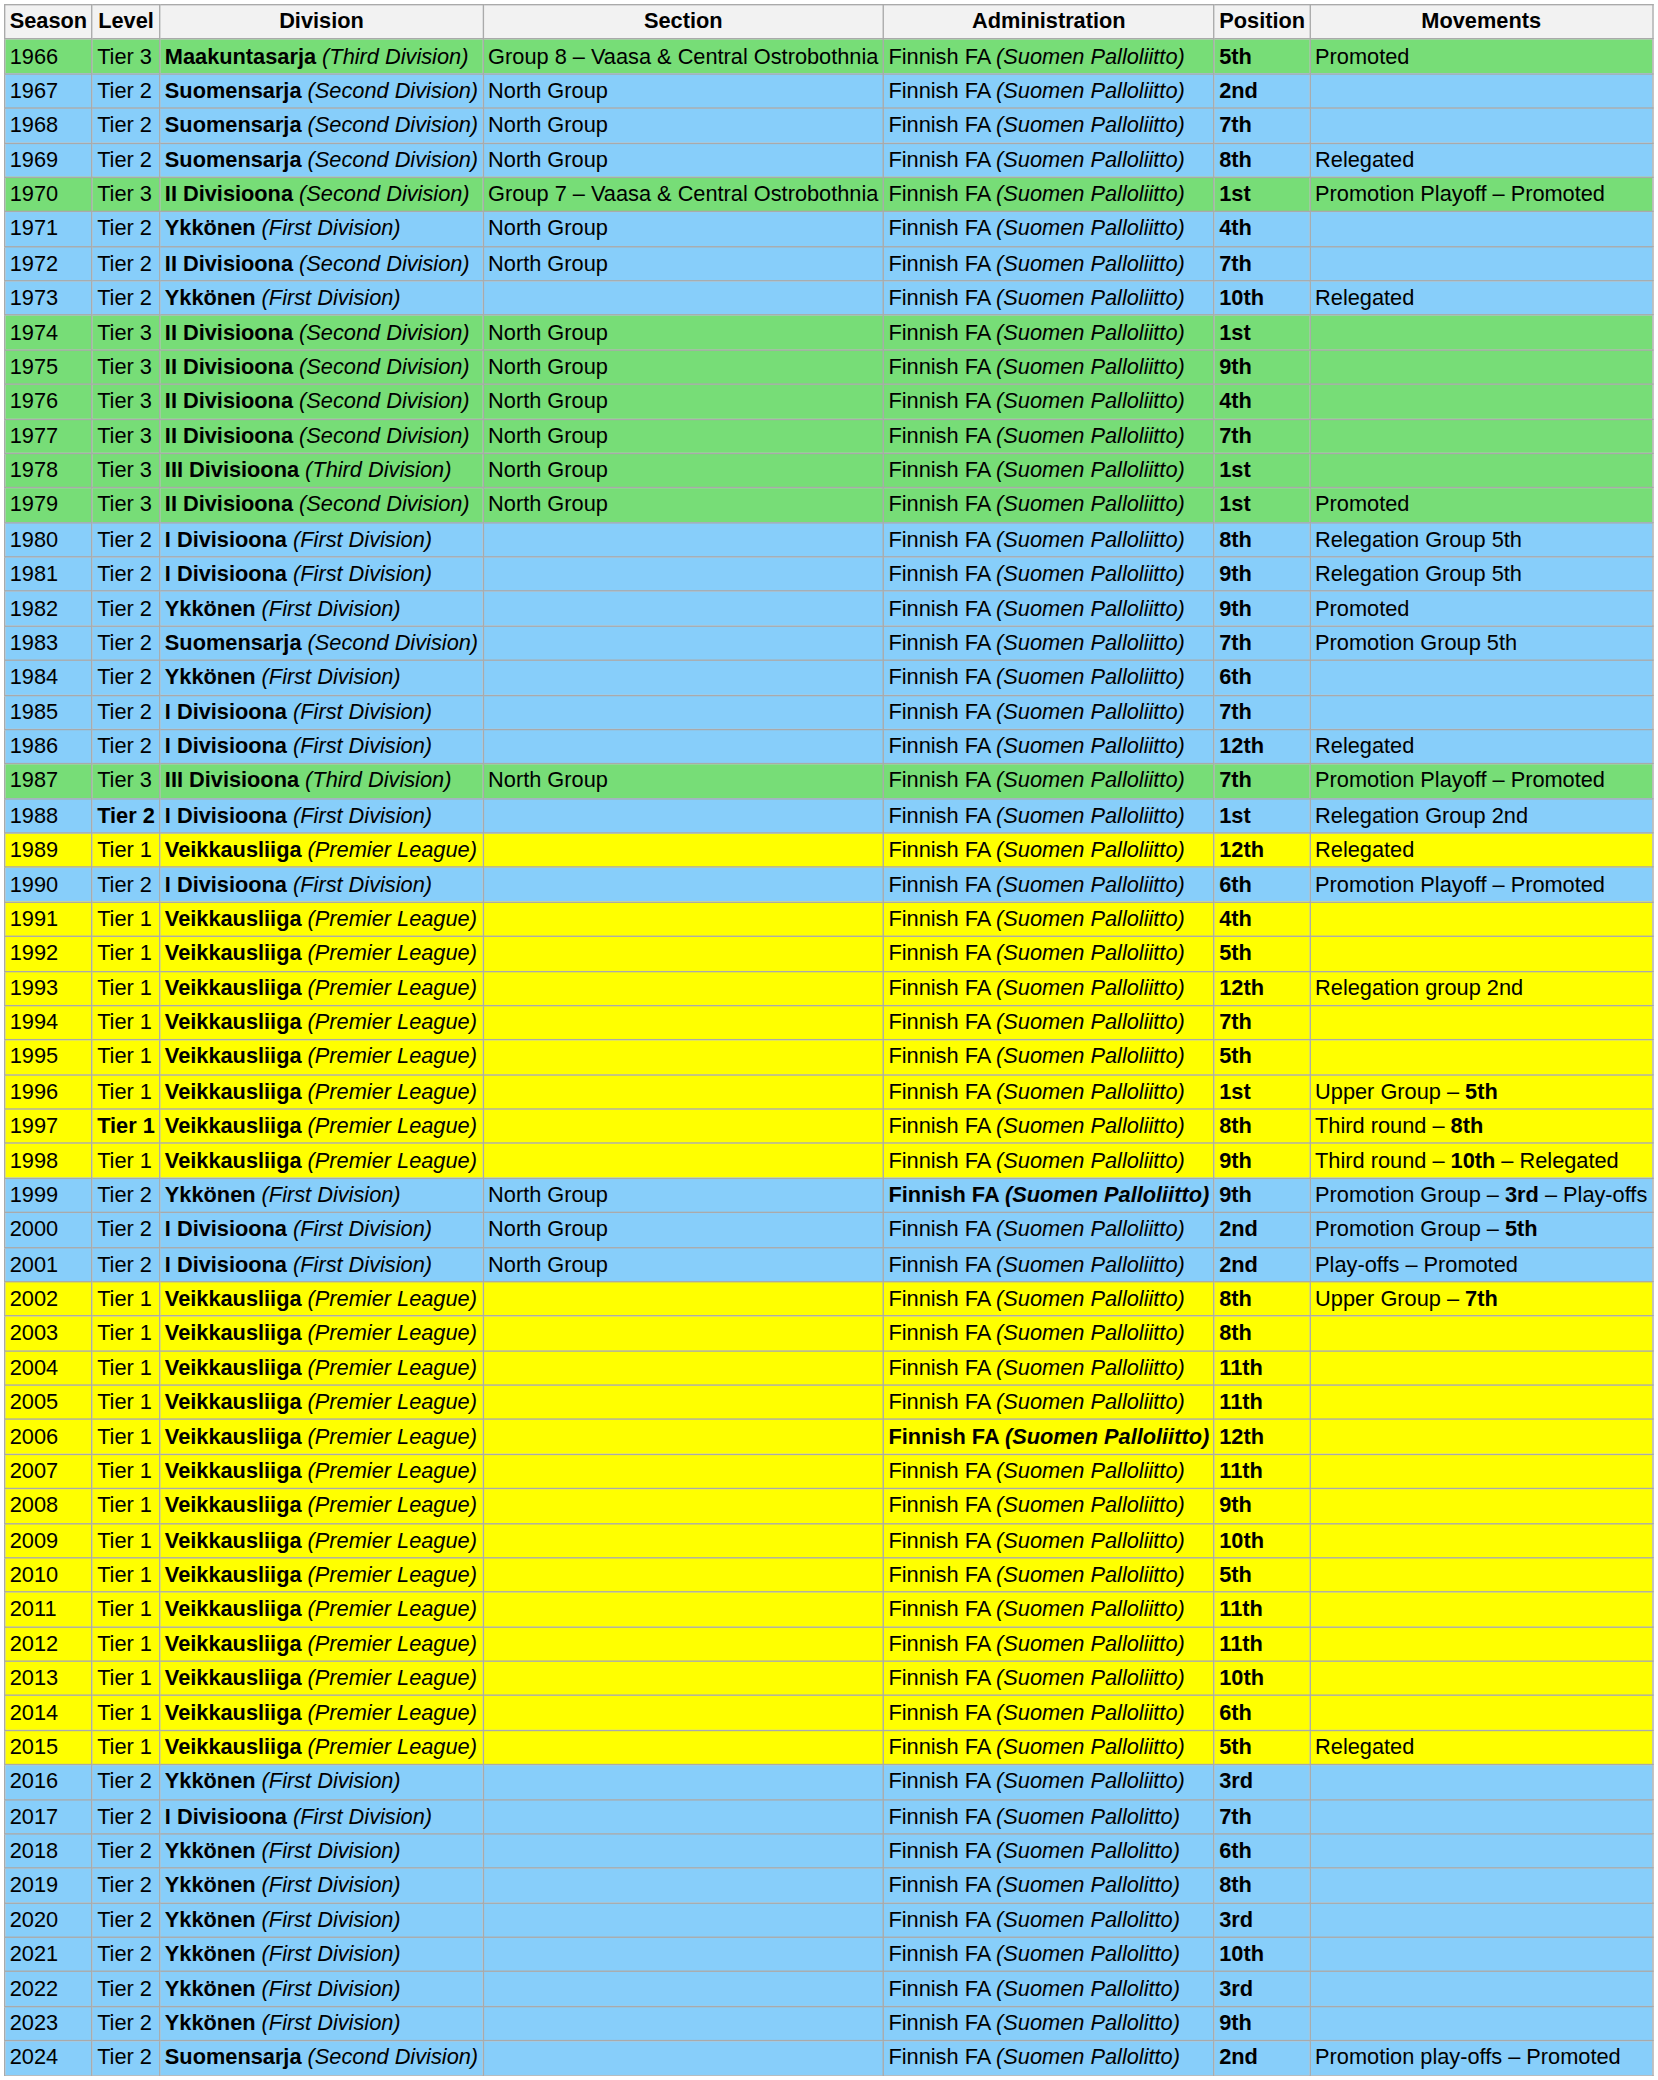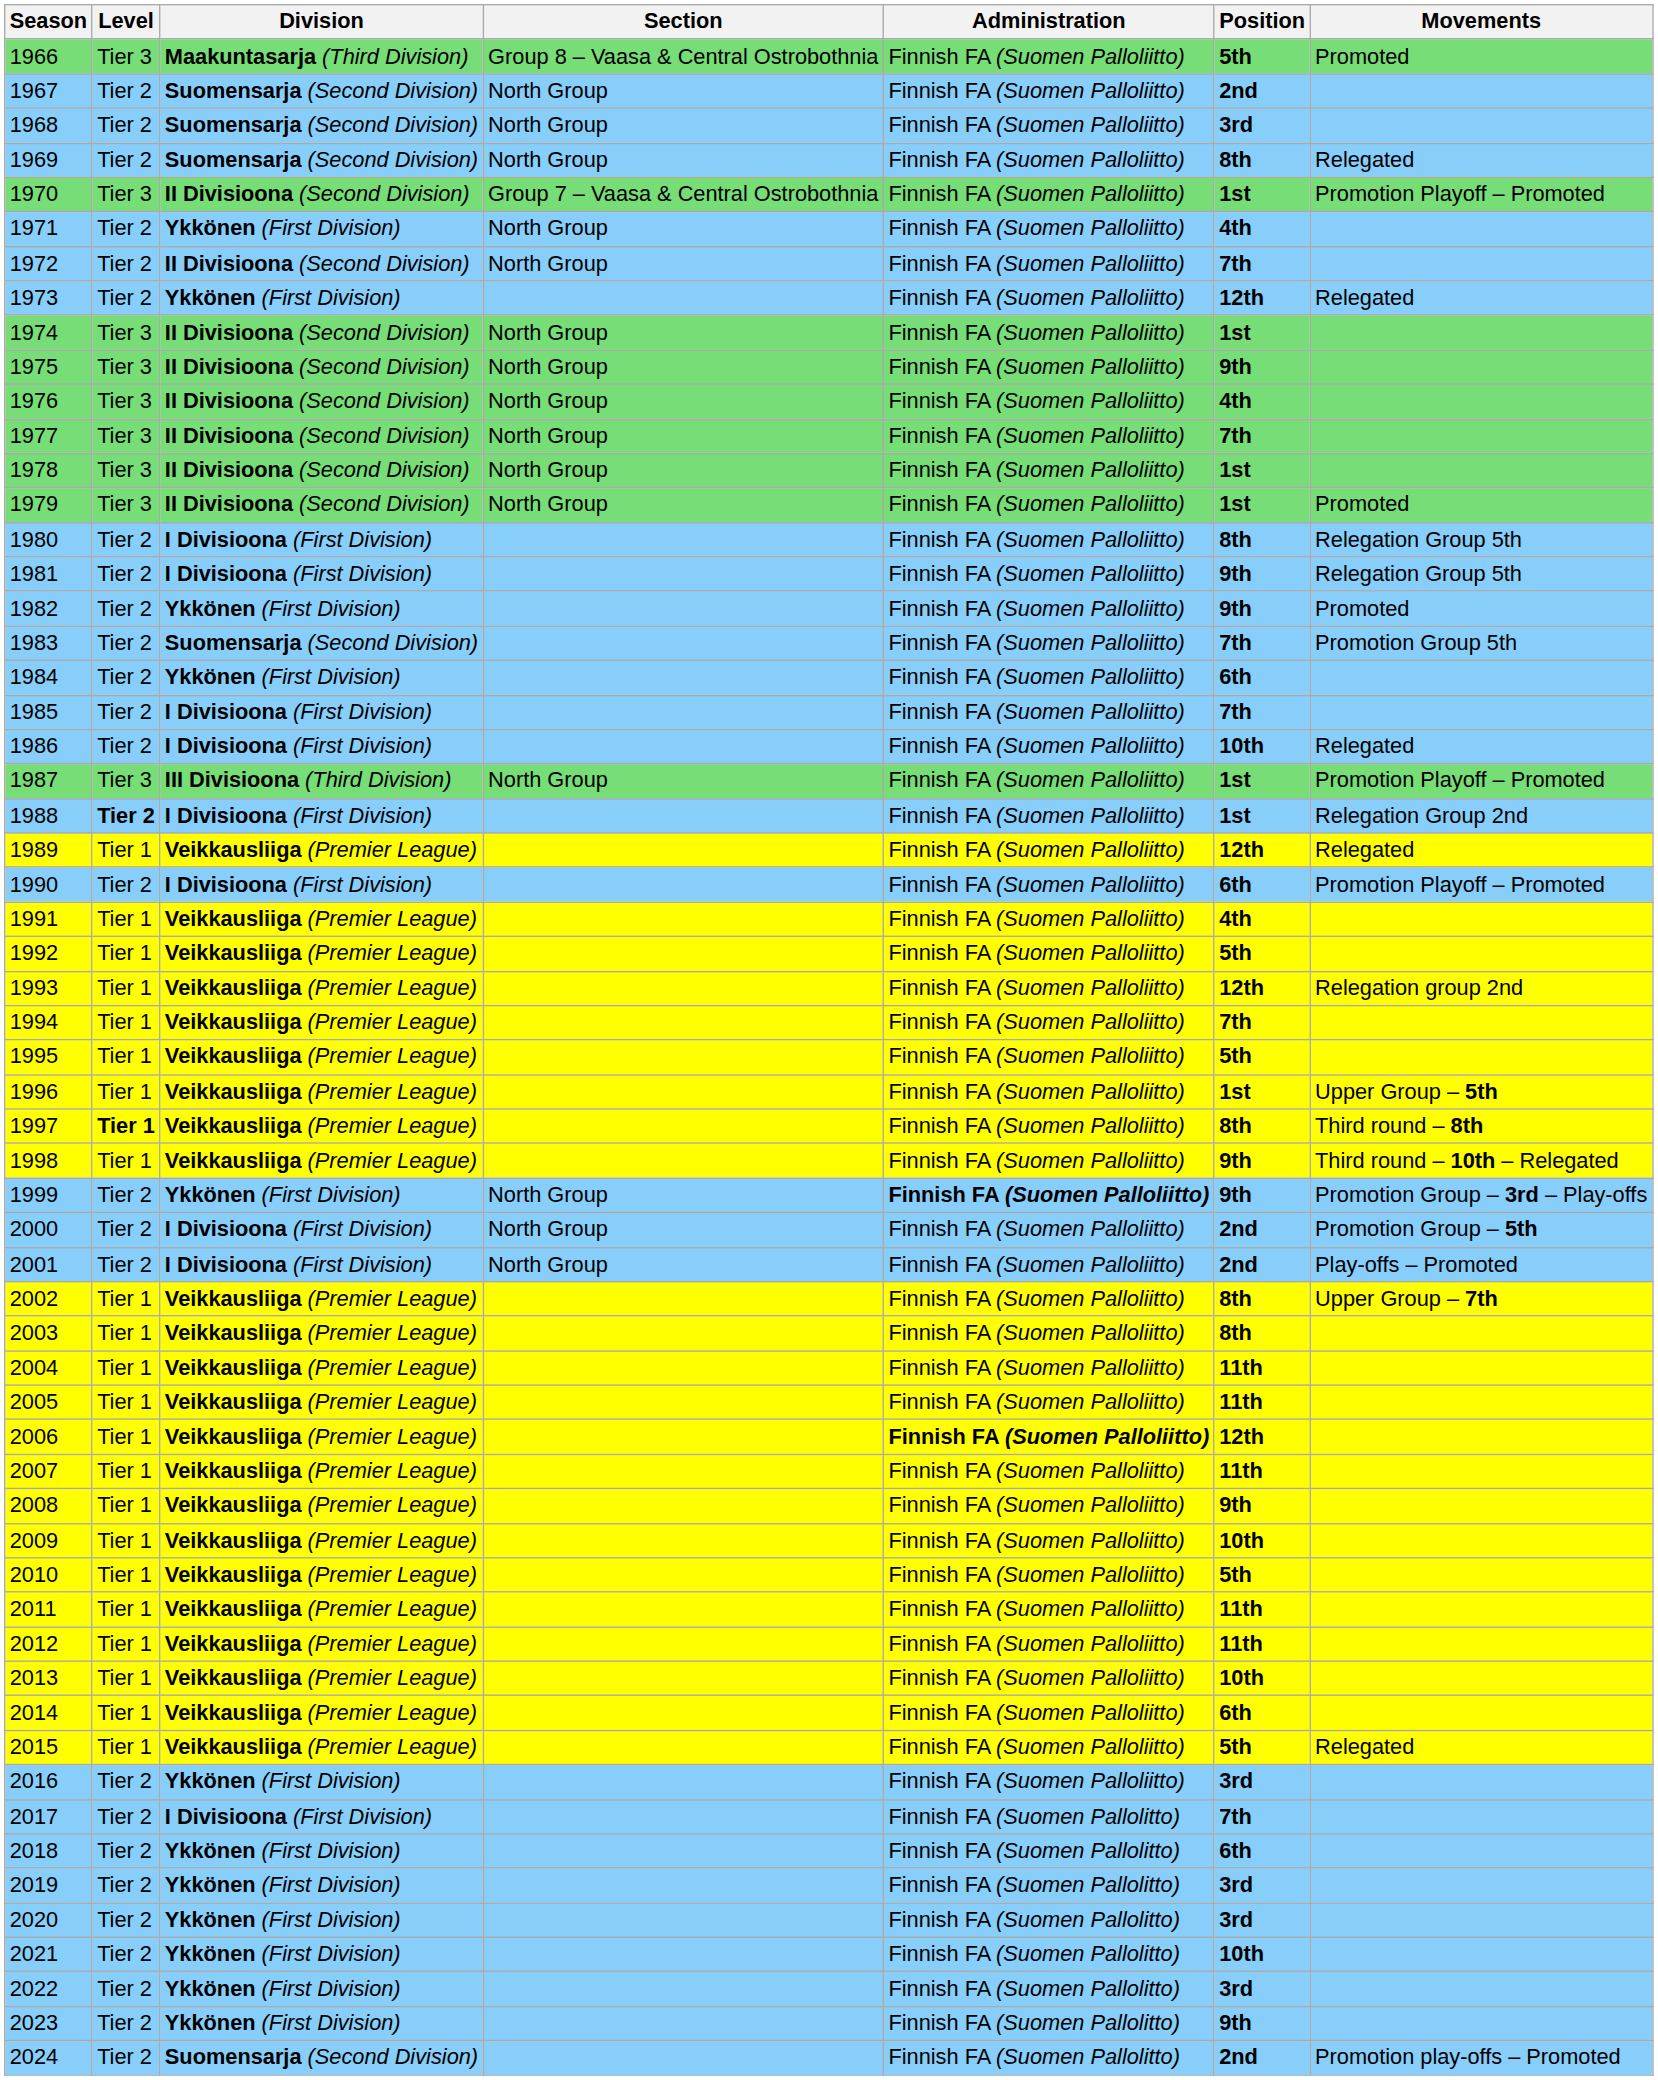(1236, 125) 7th -> (1236, 125) 3rd
(1242, 297) 10th -> (1242, 297) 12th
(308, 470) III Divisioona (Third Division) -> (317, 470) II Divisioona (Second Division)
(1242, 746) 12th -> (1242, 746) 10th
(1236, 780) 7th -> (1235, 780) 1st
(1236, 1885) 8th -> (1236, 1885) 3rd
